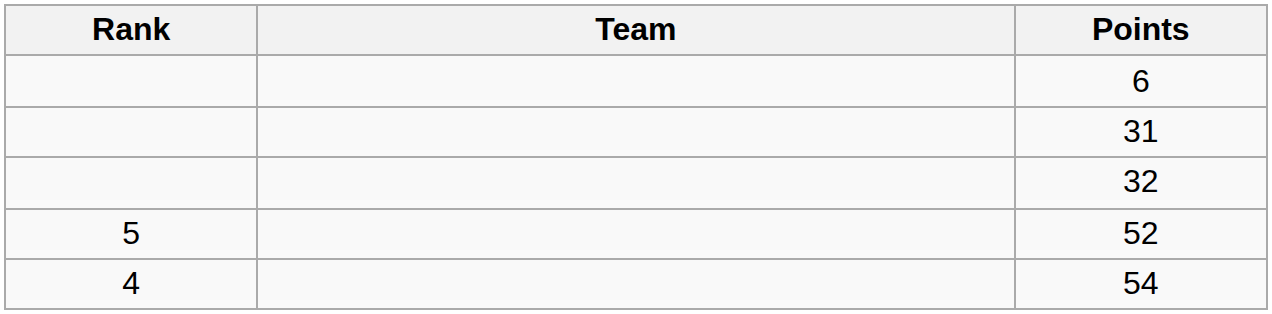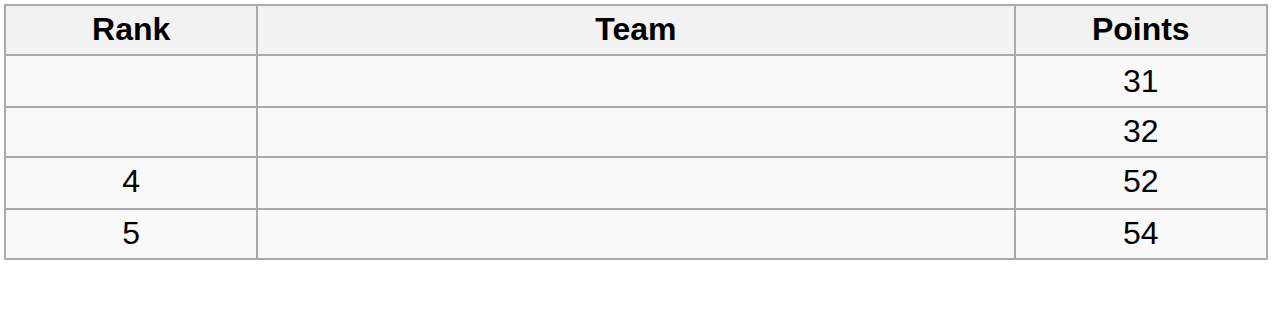- row: (1141, 80)
(131, 232) 5 -> (131, 182) 4
(131, 283) 4 -> (131, 232) 5
